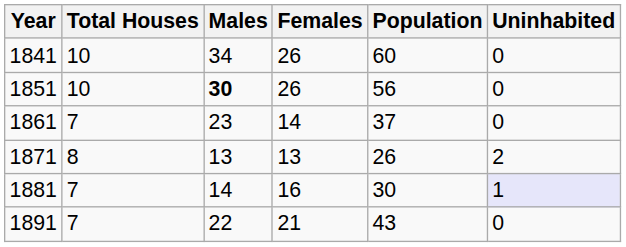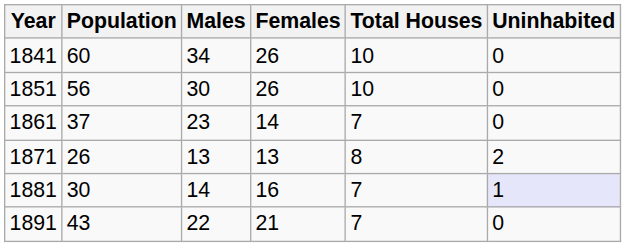columns swapped: (427, 21) <-> (133, 21)
(220, 88) bold -> (198, 88) normal
